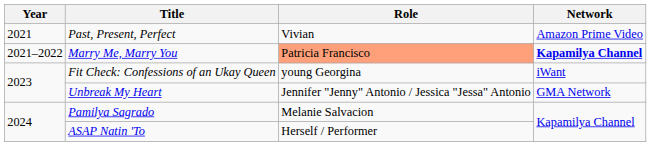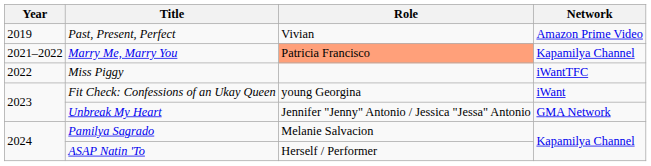(20, 33) 2021 -> (20, 33) 2019
(589, 53) bold -> (586, 53) normal
+ row: (96, 72)
